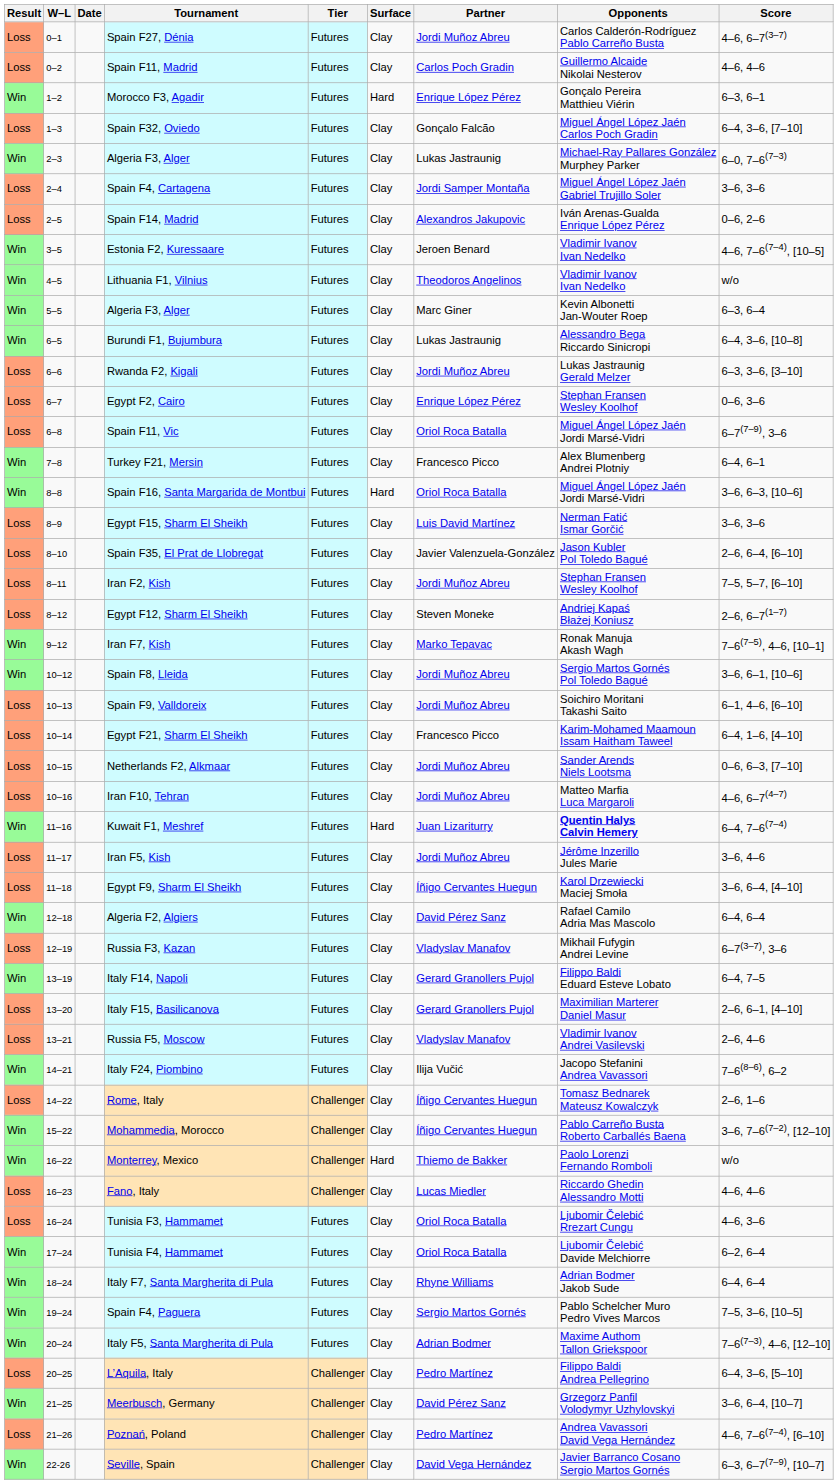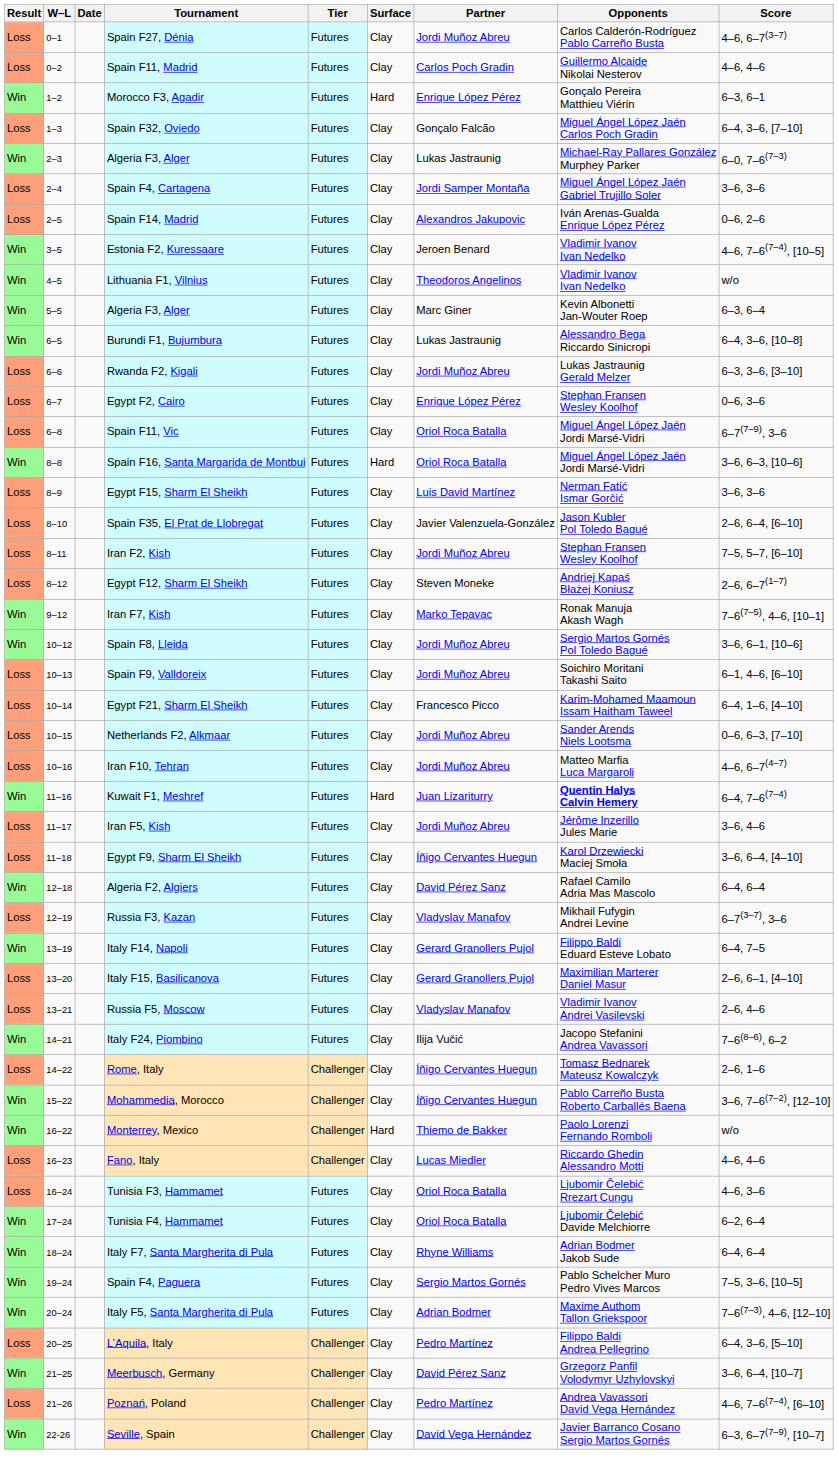- row: (54, 463)
